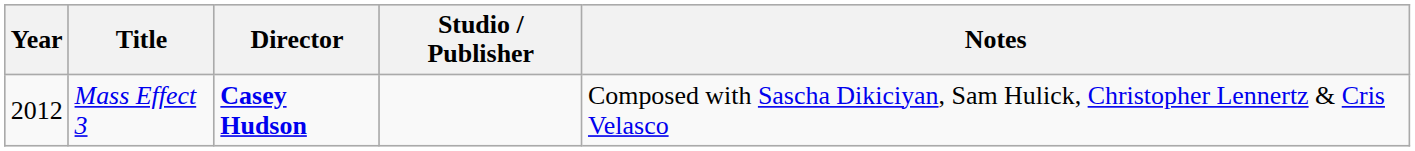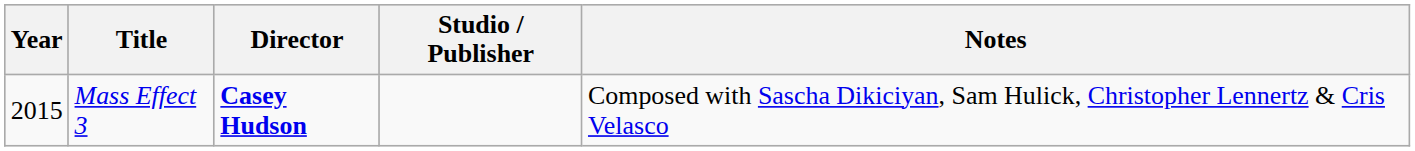(37, 109) 2012 -> (37, 109) 2015
